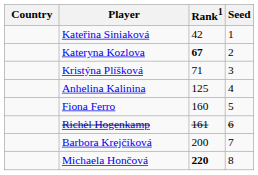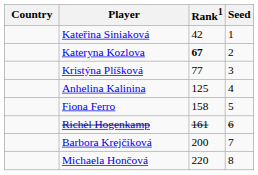(197, 70) 71 -> (197, 70) 77
(200, 106) 160 -> (200, 106) 158
(200, 160) bold -> (200, 160) normal
